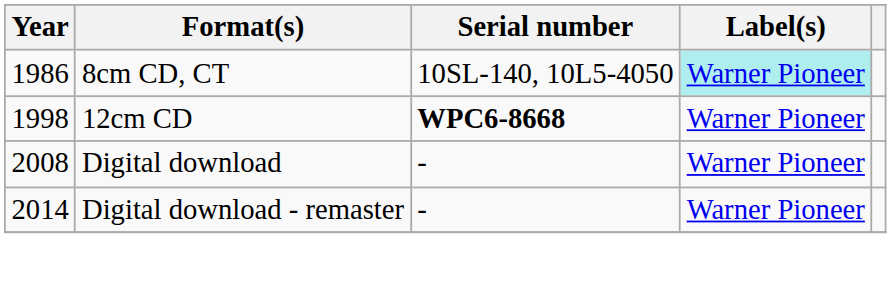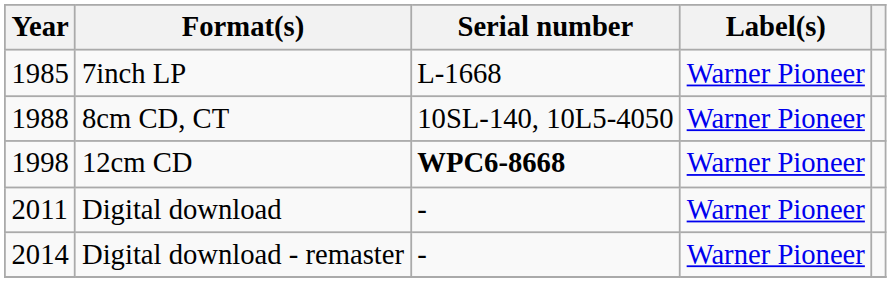+ row: (134, 72)
(40, 72) 1986 -> (40, 118) 1988
(776, 72) paleturquoise background -> (776, 118) no background
(40, 163) 2008 -> (40, 208) 2011
